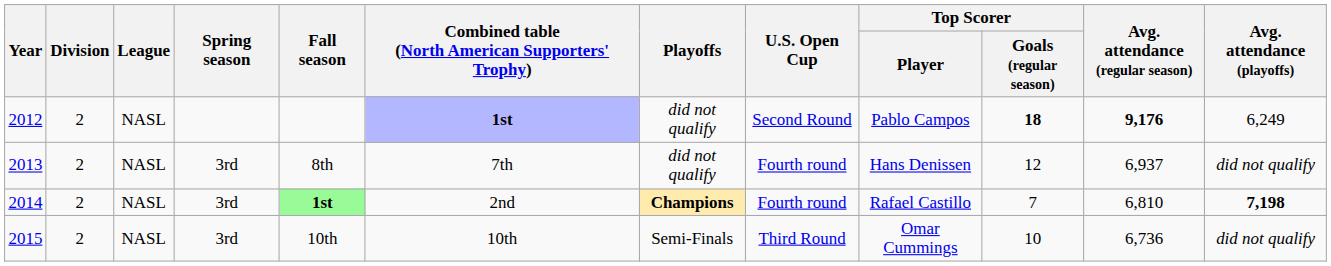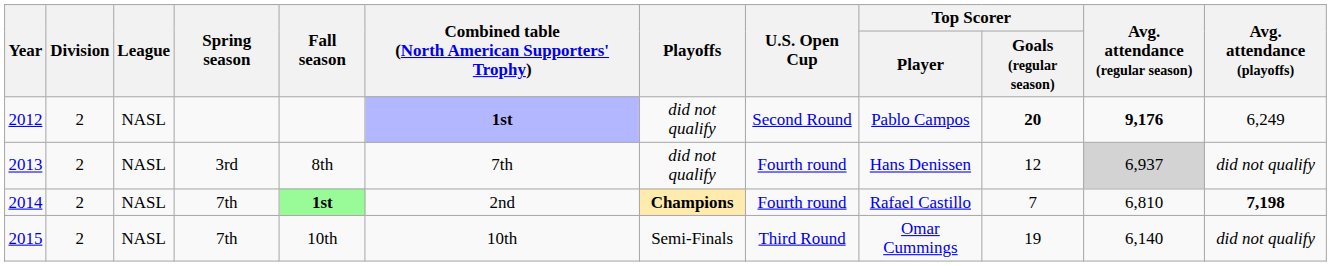(1033, 119) 18 -> (1033, 119) 20
(1144, 165) no background -> (1144, 165) lightgrey background
(227, 201) 3rd -> (227, 201) 7th
(227, 238) 3rd -> (227, 238) 7th
(1033, 238) 10 -> (1033, 238) 19
(1144, 238) 6,736 -> (1144, 238) 6,140
